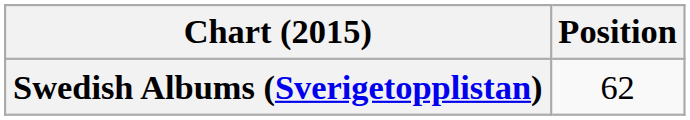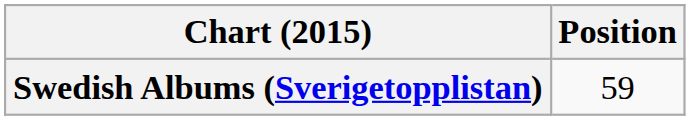(618, 86) 62 -> (618, 86) 59
